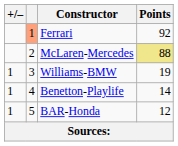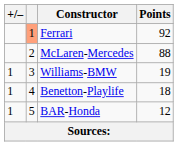(165, 52) khaki background -> (165, 52) no background
(165, 91) 14 -> (165, 91) 18
